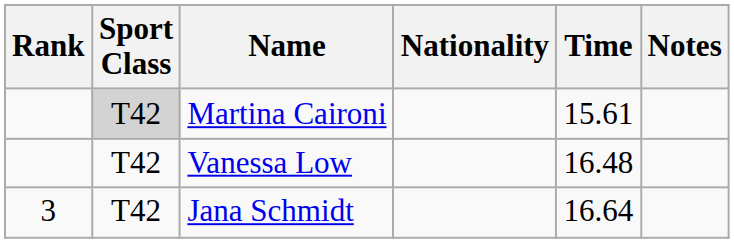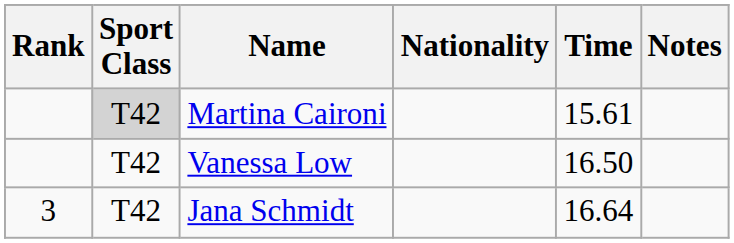(598, 162) 16.48 -> (598, 162) 16.50
